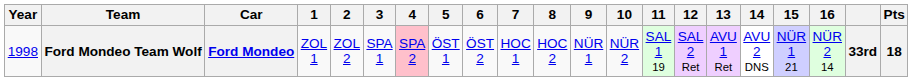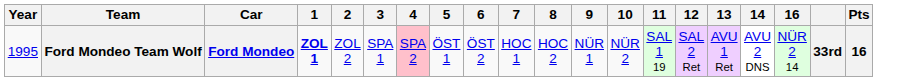- column: (791, 15)
(23, 51) 1998 -> (23, 51) 1995
(314, 51) normal -> (314, 51) bold
(894, 51) 18 -> (859, 51) 16
